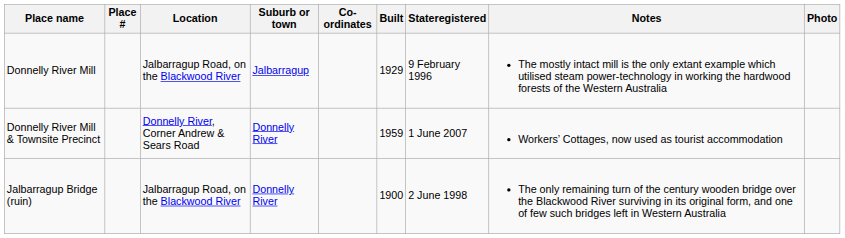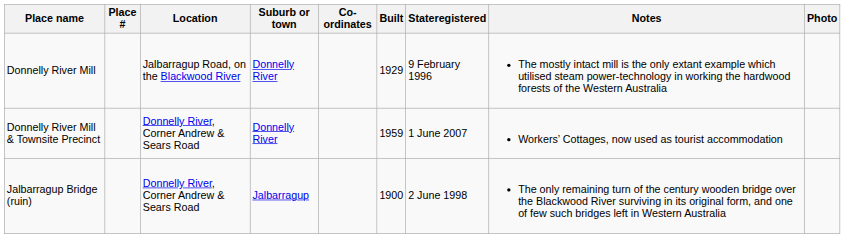(281, 70) Jalbarragup -> (273, 70) Donnelly River
(194, 195) Jalbarragup Road, on the Blackwood River -> (184, 195) Donnelly River, Corner Andrew & Sears Road
(273, 195) Donnelly River -> (281, 195) Jalbarragup
